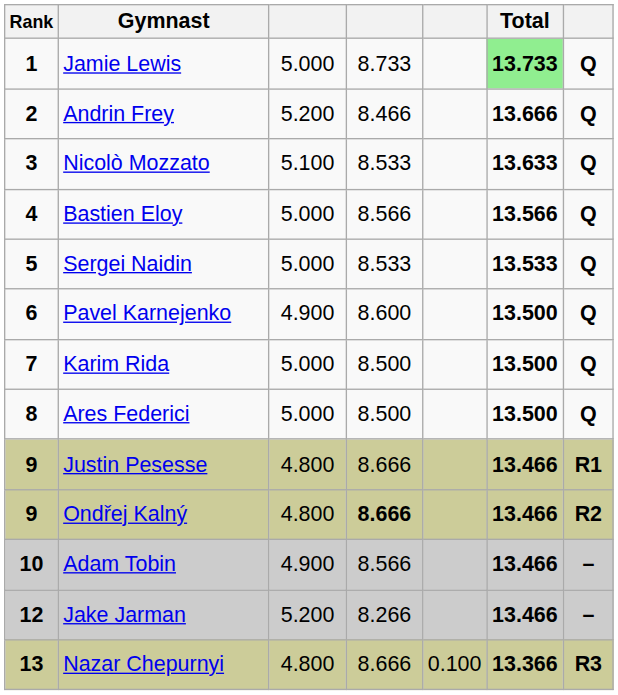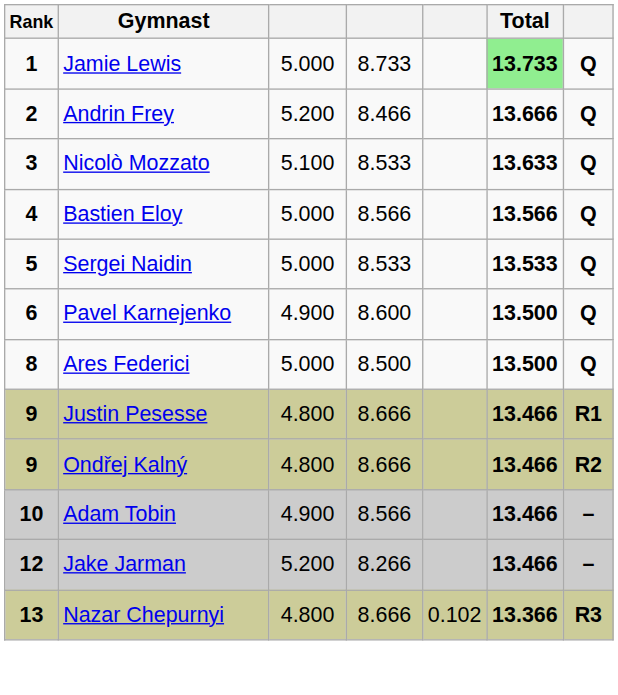- row: (116, 364)
(384, 514) bold -> (384, 464) normal
(455, 664) 0.100 -> (455, 614) 0.102
